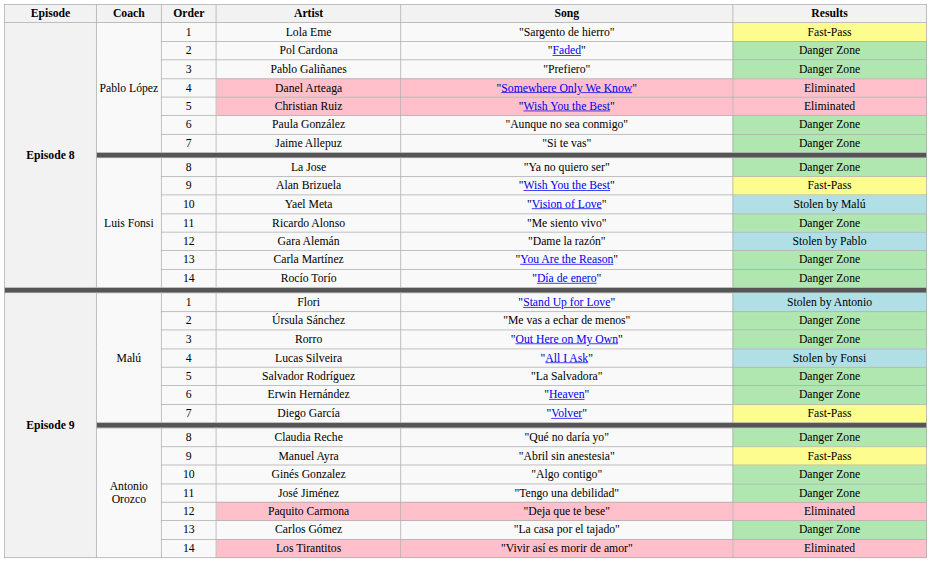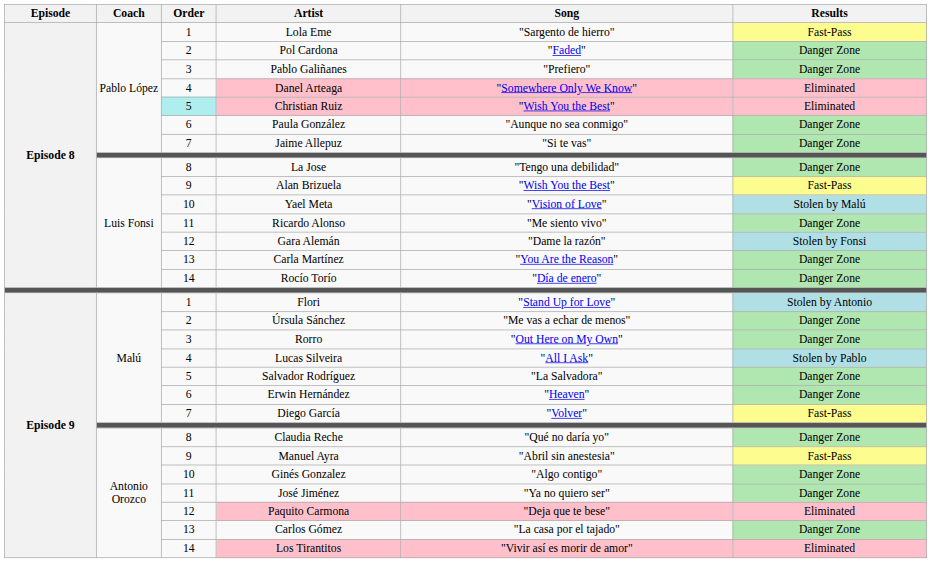(189, 106) no background -> (189, 106) paleturquoise background
(567, 167) "Ya no quiero ser" -> (567, 167) "Tengo una debilidad"
(830, 241) Stolen by Pablo -> (830, 241) Stolen by Fonsi
(830, 357) Stolen by Fonsi -> (830, 357) Stolen by Pablo
(567, 493) "Tengo una debilidad" -> (567, 493) "Ya no quiero ser"
